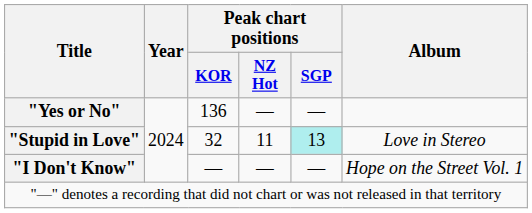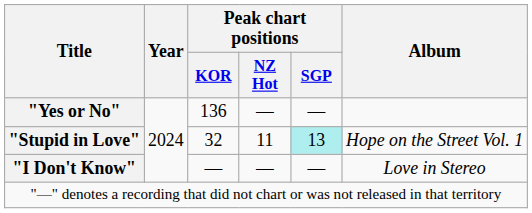(435, 140) Love in Stereo -> (435, 140) Hope on the Street Vol. 1
(435, 168) Hope on the Street Vol. 1 -> (435, 168) Love in Stereo
